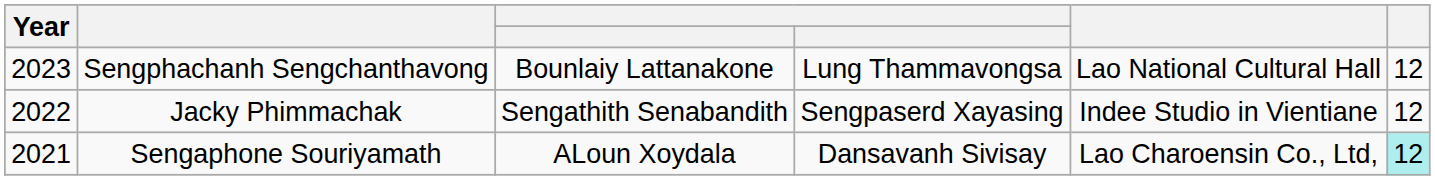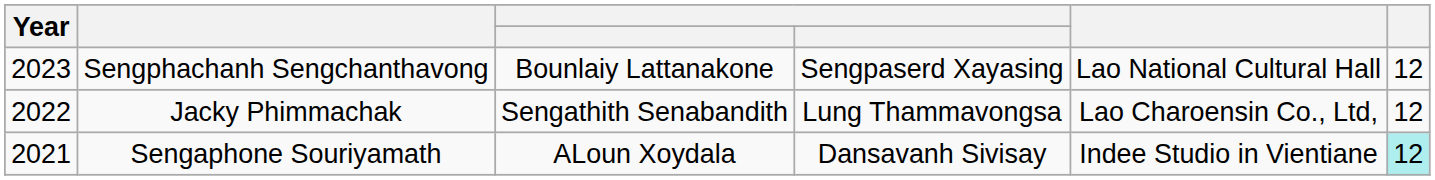(932, 69) Lung Thammavongsa -> (932, 69) Sengpaserd Xayasing
(932, 112) Sengpaserd Xayasing -> (932, 112) Lung Thammavongsa
(1228, 112) Indee Studio in Vientiane -> (1228, 112) Lao Charoensin Co., Ltd,
(1228, 154) Lao Charoensin Co., Ltd, -> (1228, 154) Indee Studio in Vientiane
